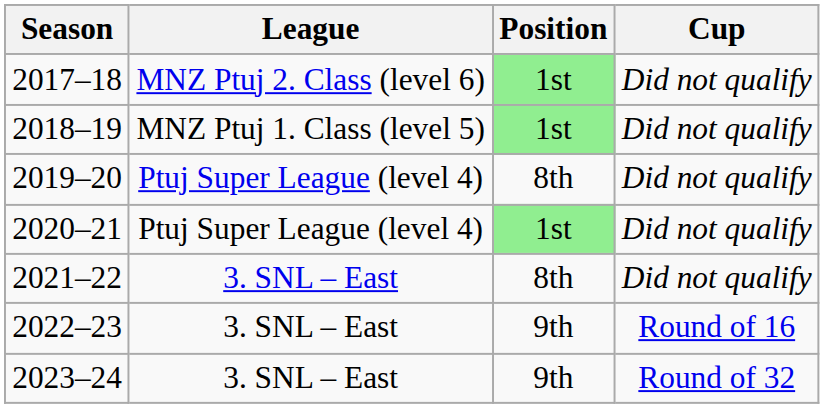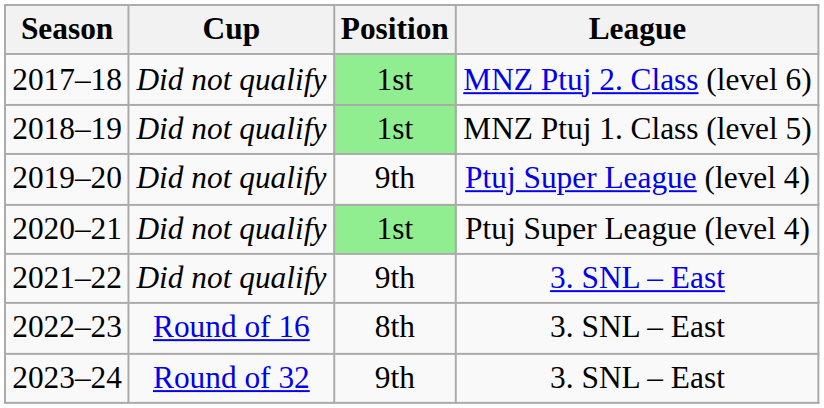columns swapped: (311, 29) <-> (717, 29)
(553, 178) 8th -> (395, 178) 9th
(553, 278) 8th -> (395, 278) 9th
(553, 327) 9th -> (395, 327) 8th
